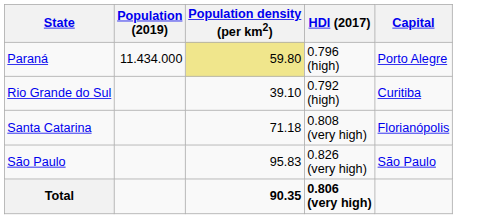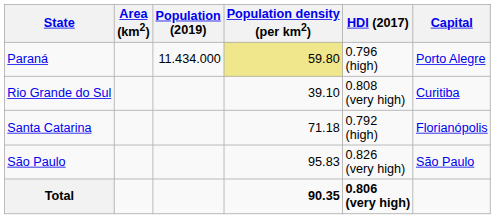+ column: (133, 23)
(323, 93) 0.792 (high) -> (375, 93) 0.808 (very high)
(337, 127) 0.808 (very high) -> (362, 127) 0.792 (high)
